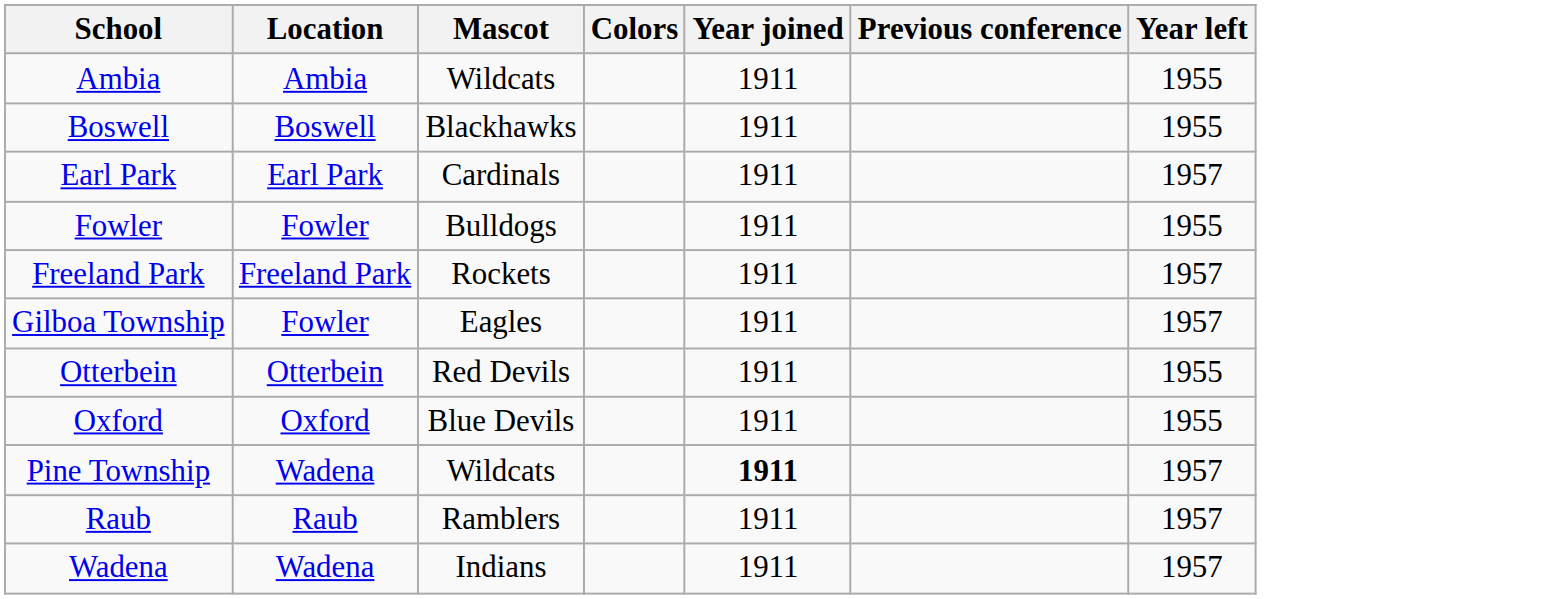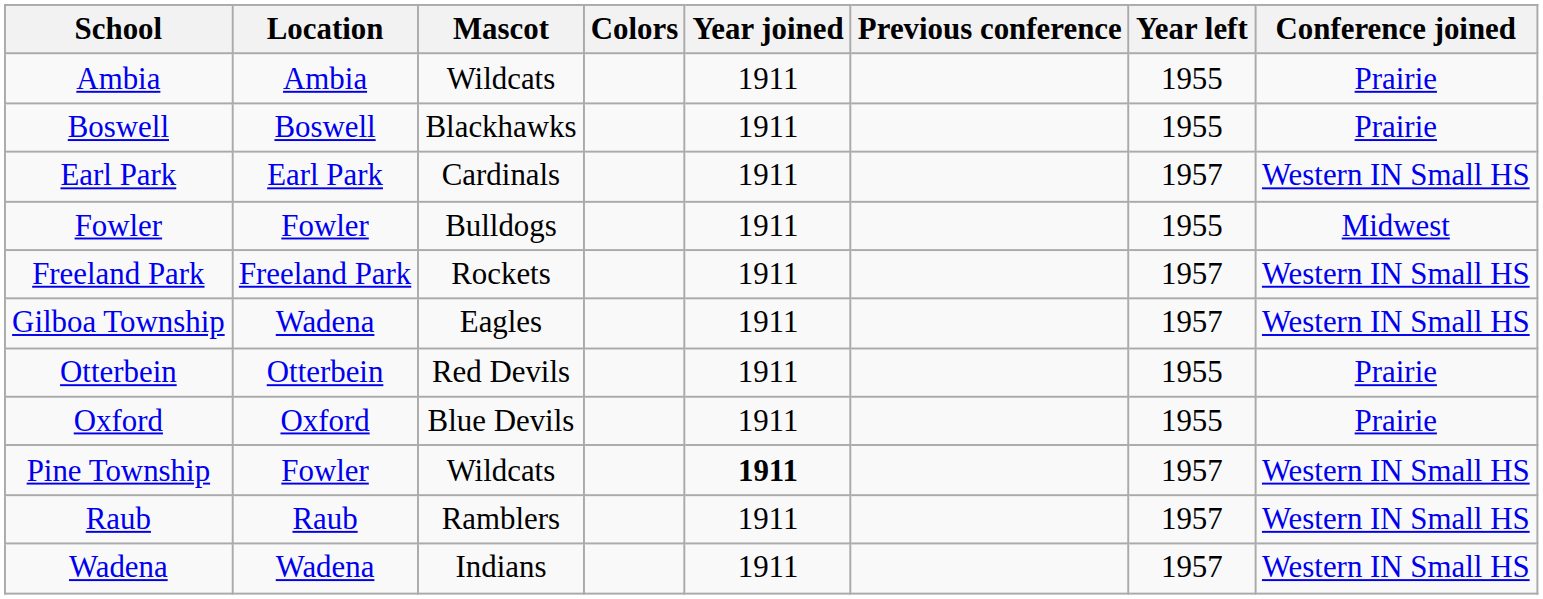+ column: (1396, 28)
(325, 322) Fowler -> (325, 322) Wadena
(325, 469) Wadena -> (325, 469) Fowler
